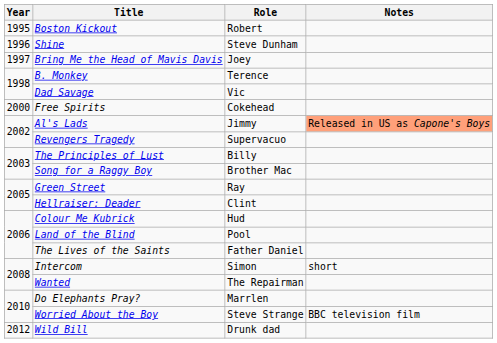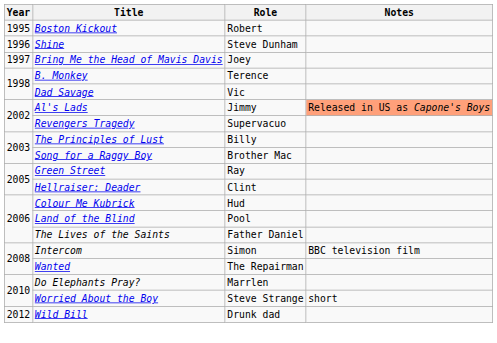- row: (70, 108)
(323, 267) short -> (364, 251) BBC television film
(364, 314) BBC television film -> (323, 298) short
